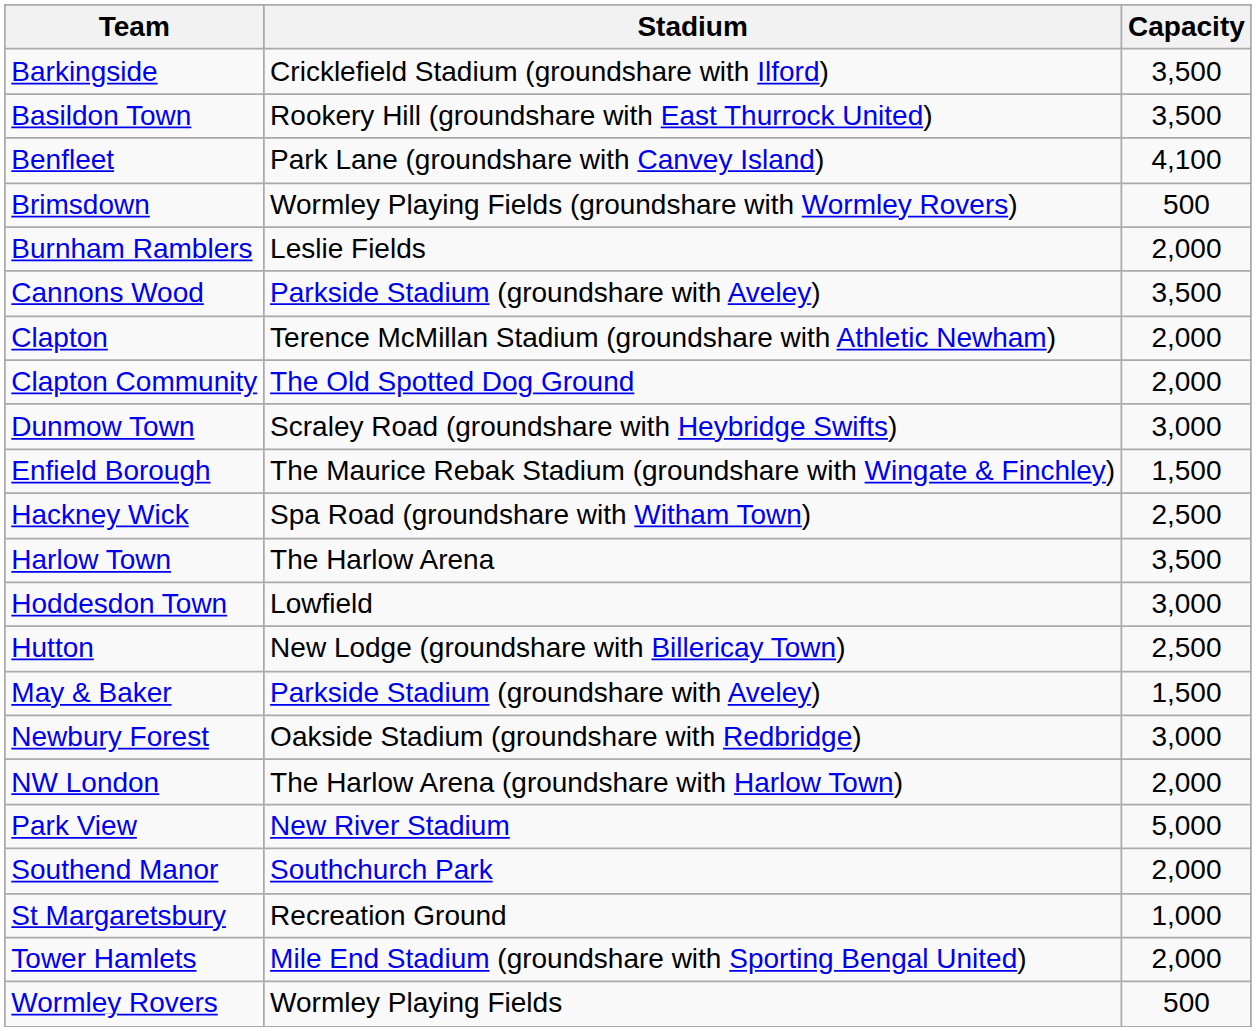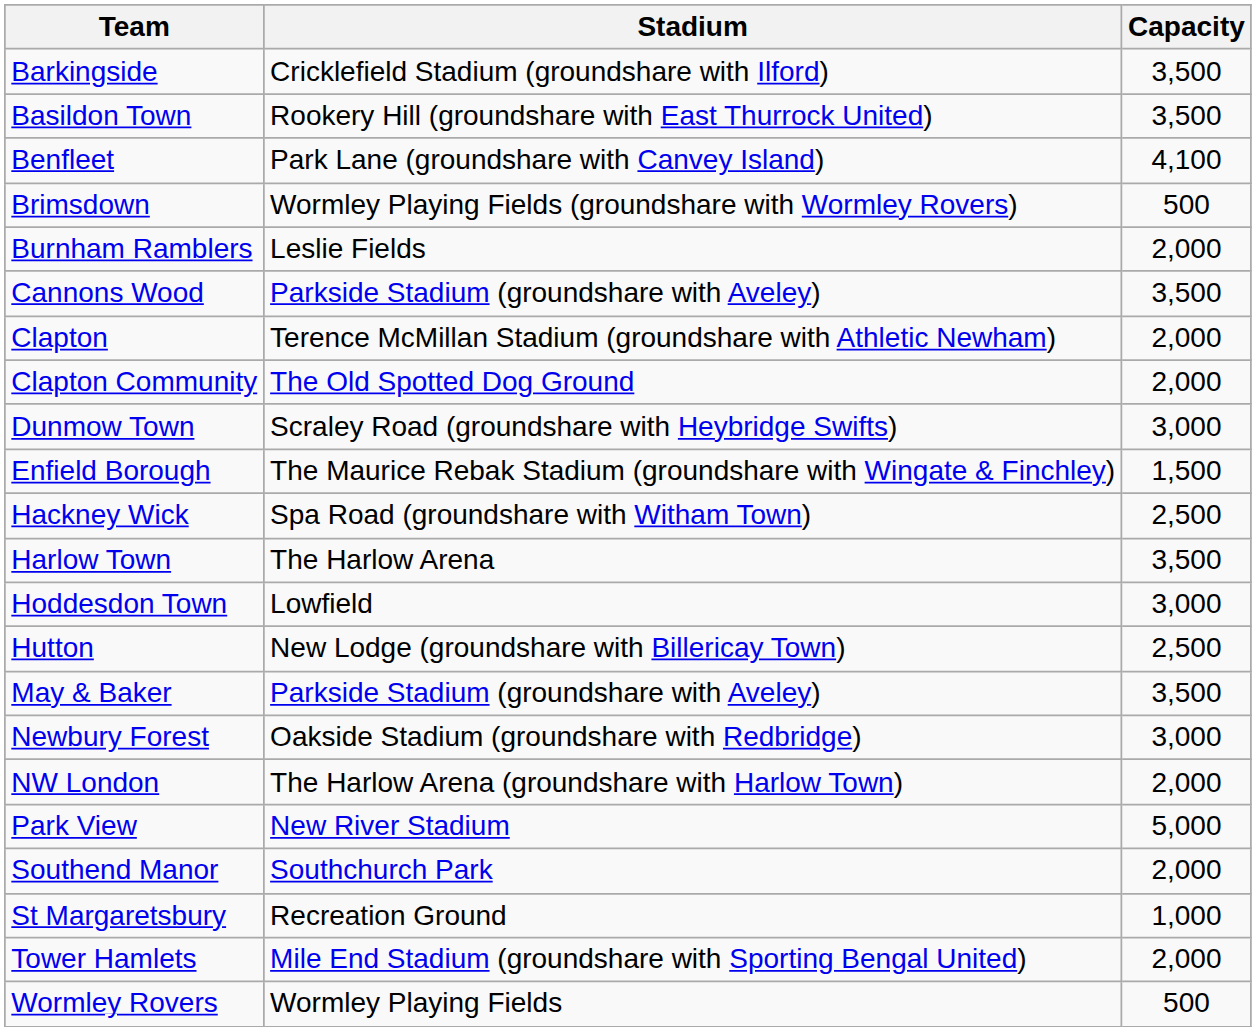(1186, 692) 1,500 -> (1186, 692) 3,500
